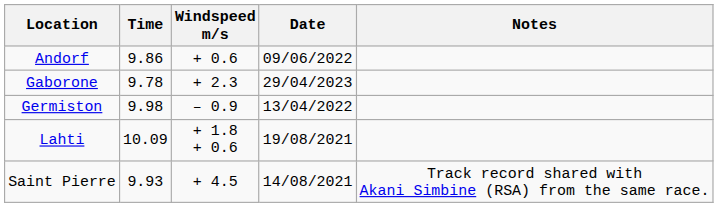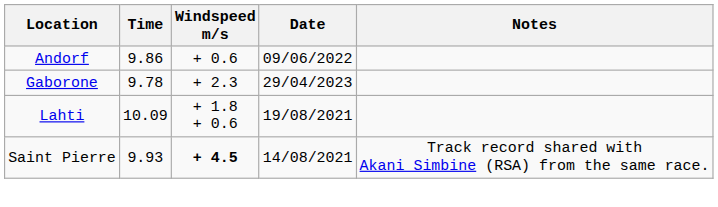- row: (62, 107)
(215, 182) normal -> (215, 157) bold
